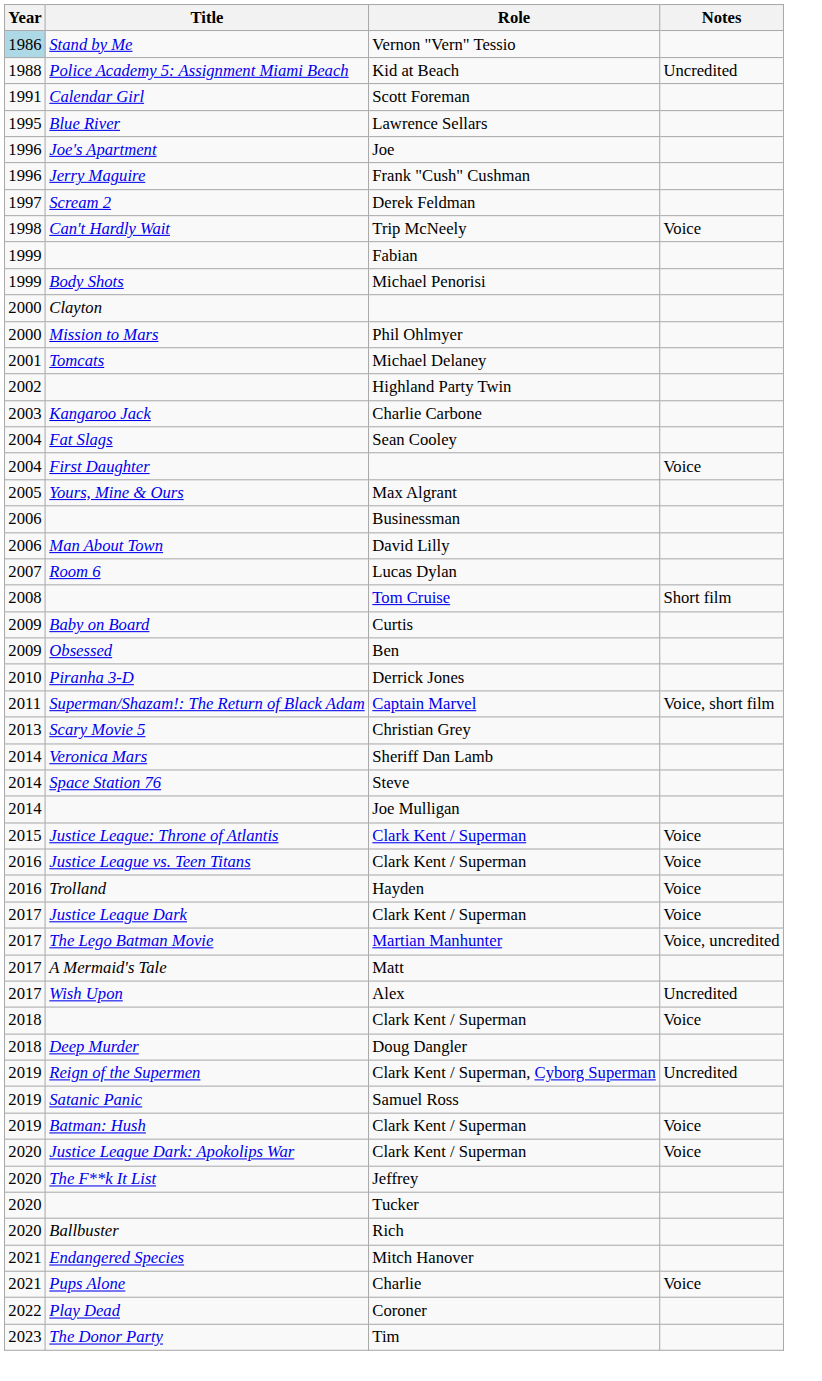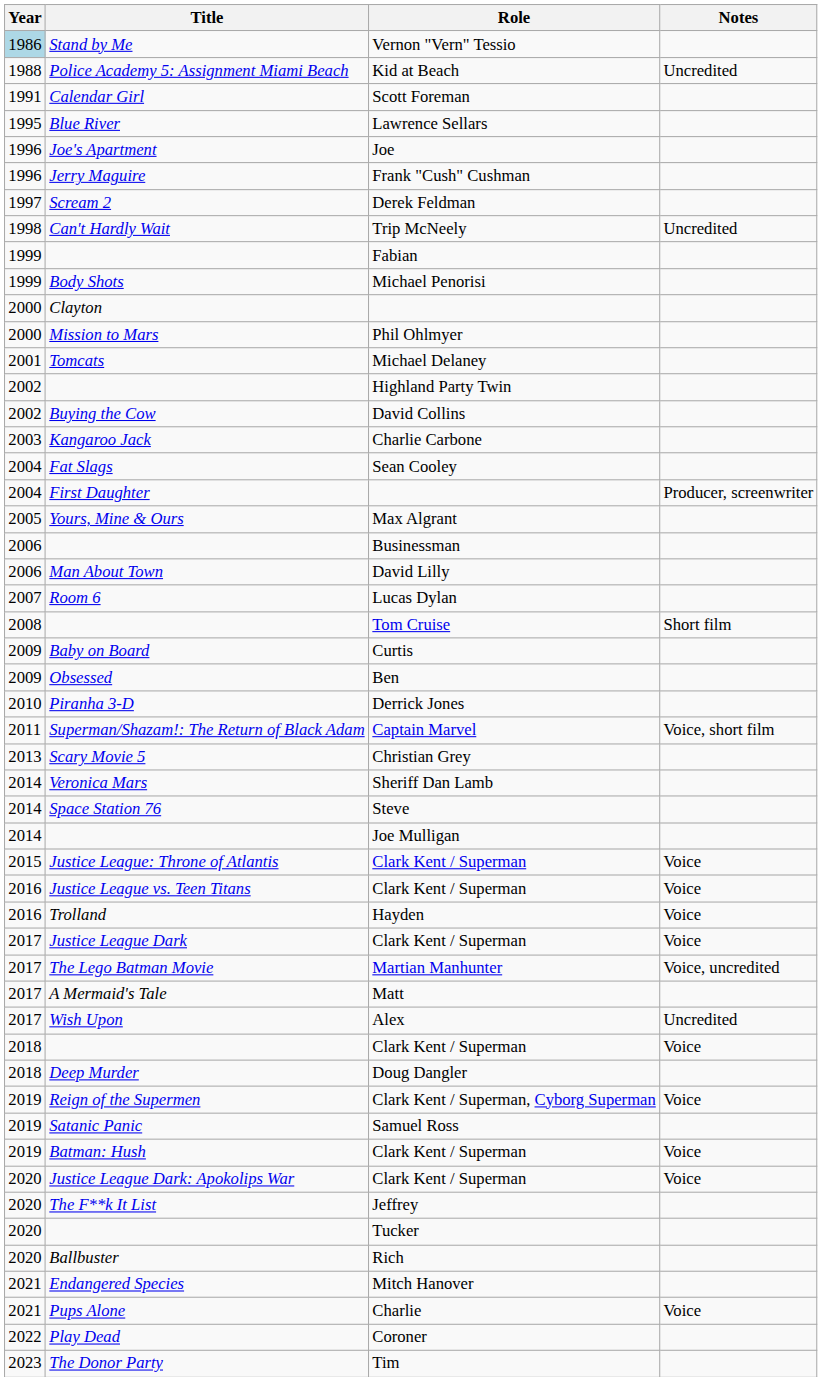(682, 228) Voice -> (700, 228) Uncredited
+ row: (102, 413)
(682, 466) Voice -> (738, 492) Producer, screenwriter
(700, 1073) Uncredited -> (682, 1099) Voice
